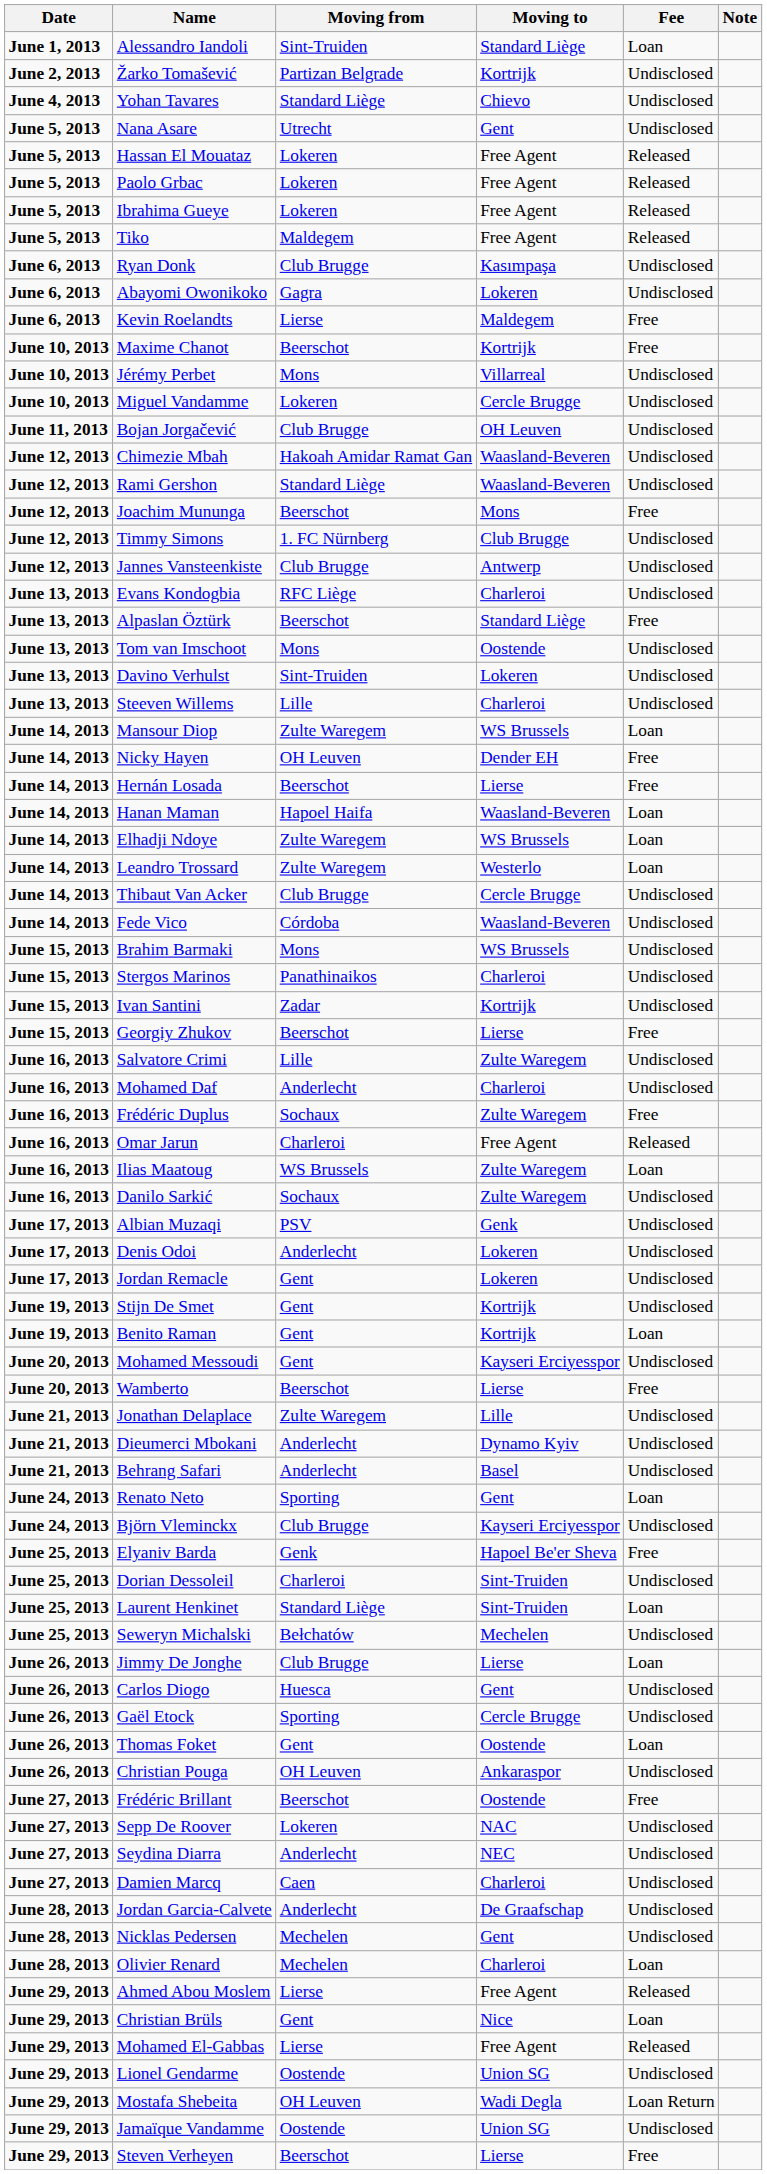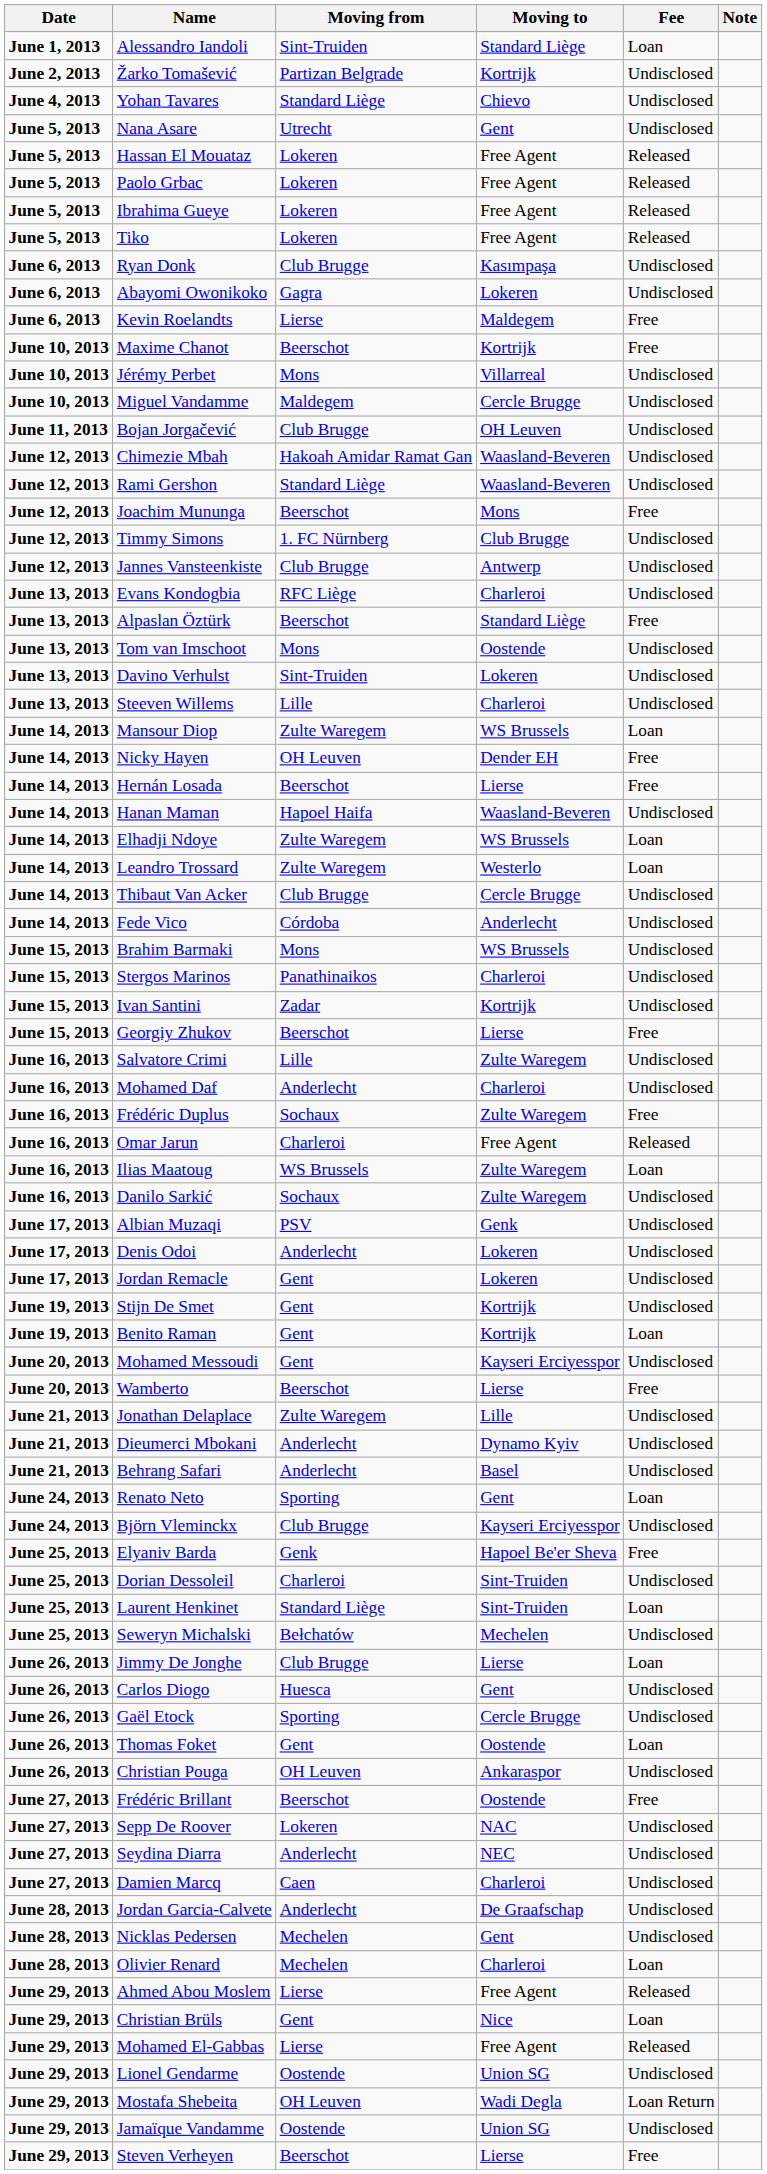(317, 237) Maldegem -> (309, 237) Lokeren
(309, 401) Lokeren -> (317, 401) Maldegem
(646, 812) Loan -> (670, 812) Undisclosed
(545, 922) Waasland-Beveren -> (519, 922) Anderlecht
